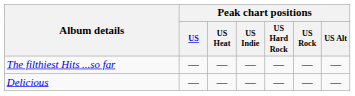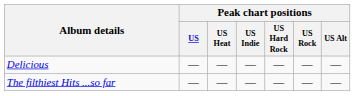rows swapped: (28, 82) <-> (61, 64)
